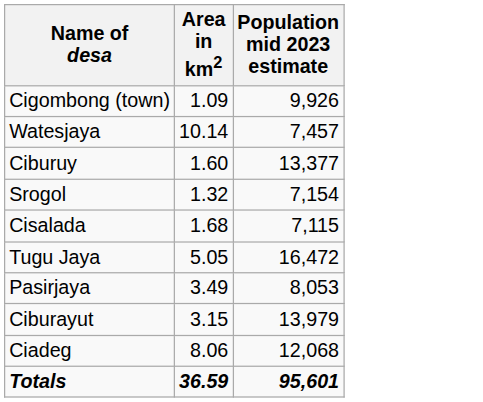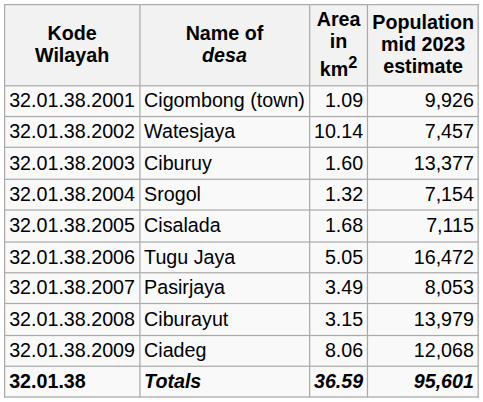+ column: (72, 44)
